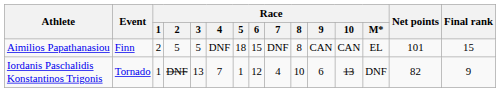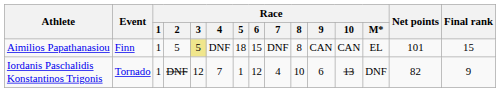(158, 48) 2 -> (158, 48) 1
(198, 48) no background -> (198, 48) khaki background
(198, 72) 13 -> (198, 72) 12
